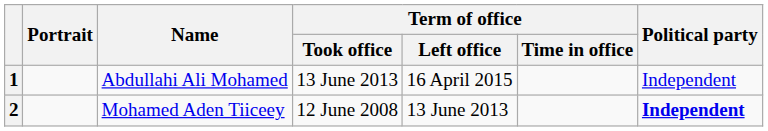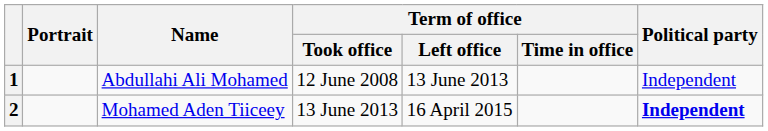(347, 79) 13 June 2013 -> (347, 79) 12 June 2008
(460, 79) 16 April 2015 -> (458, 79) 13 June 2013
(347, 110) 12 June 2008 -> (347, 110) 13 June 2013
(458, 110) 13 June 2013 -> (460, 110) 16 April 2015
